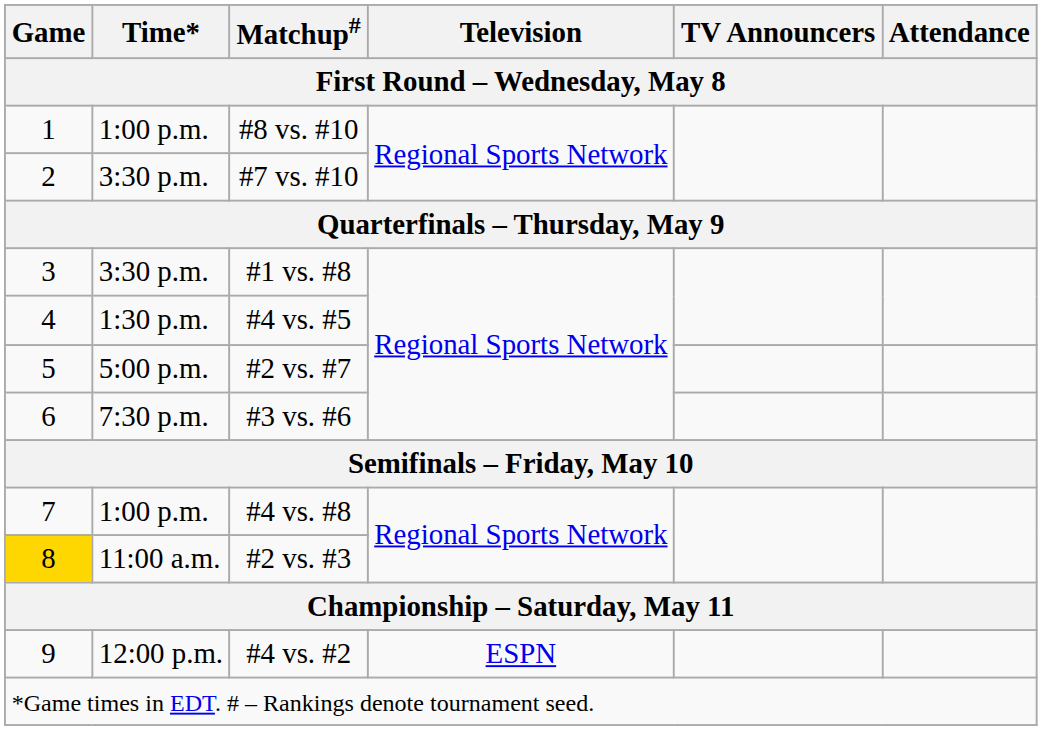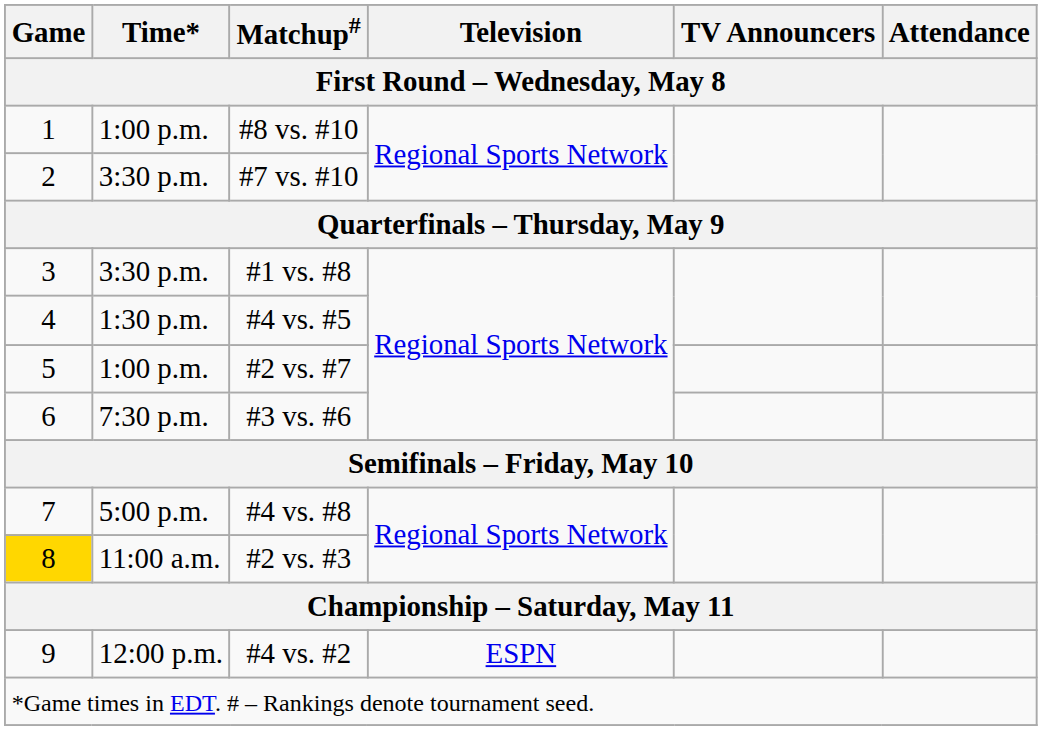(154, 367) 5:00 p.m. -> (154, 367) 1:00 p.m.
(154, 510) 1:00 p.m. -> (154, 510) 5:00 p.m.
